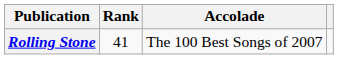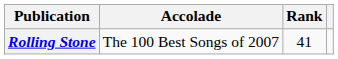columns swapped: (234, 16) <-> (121, 16)
